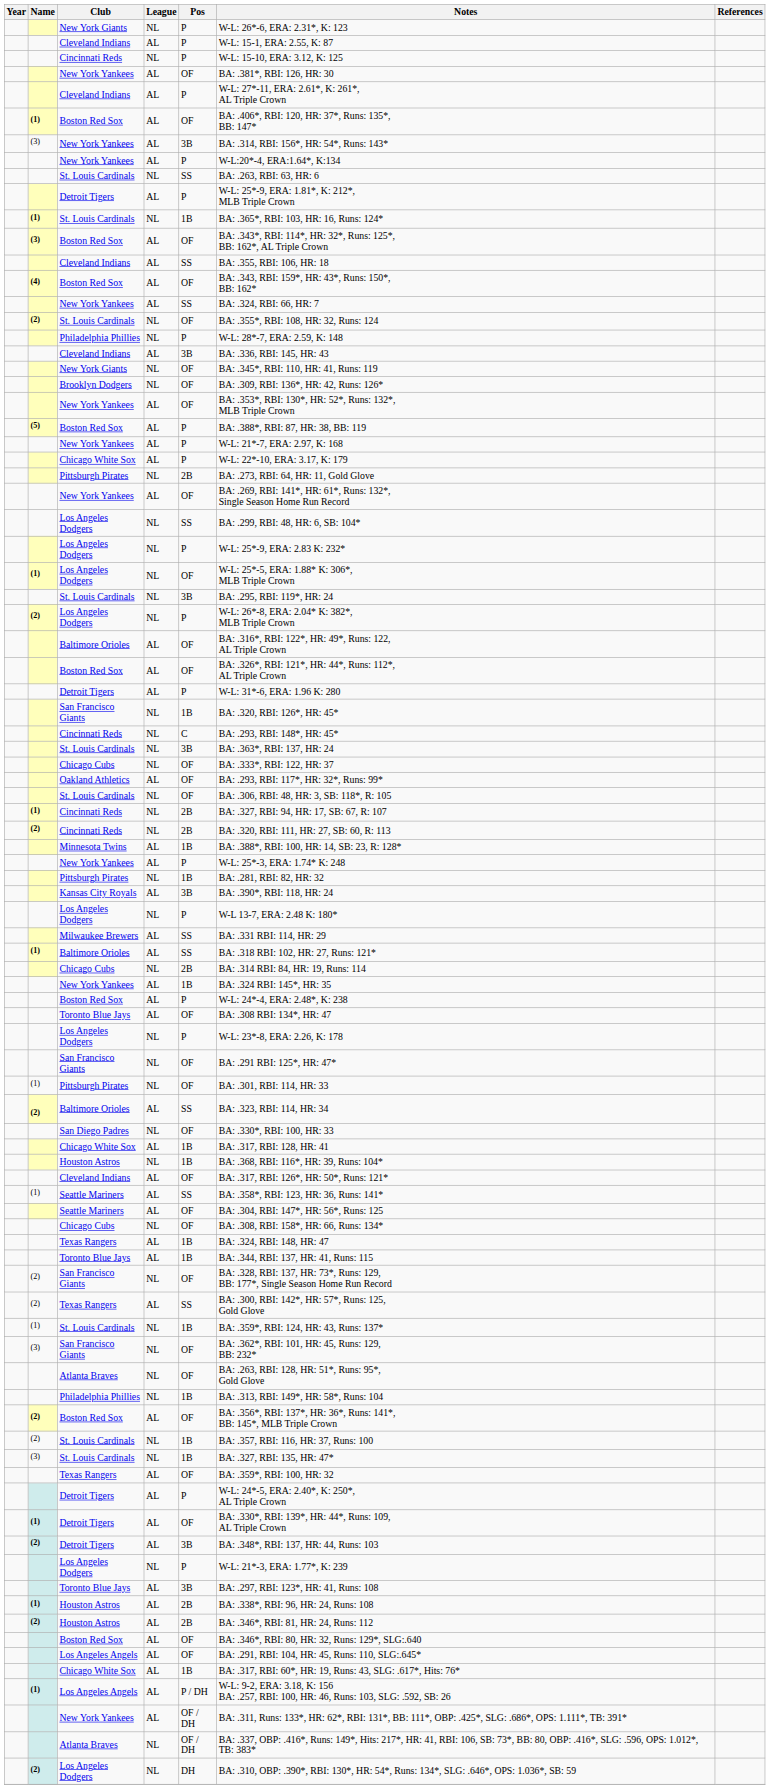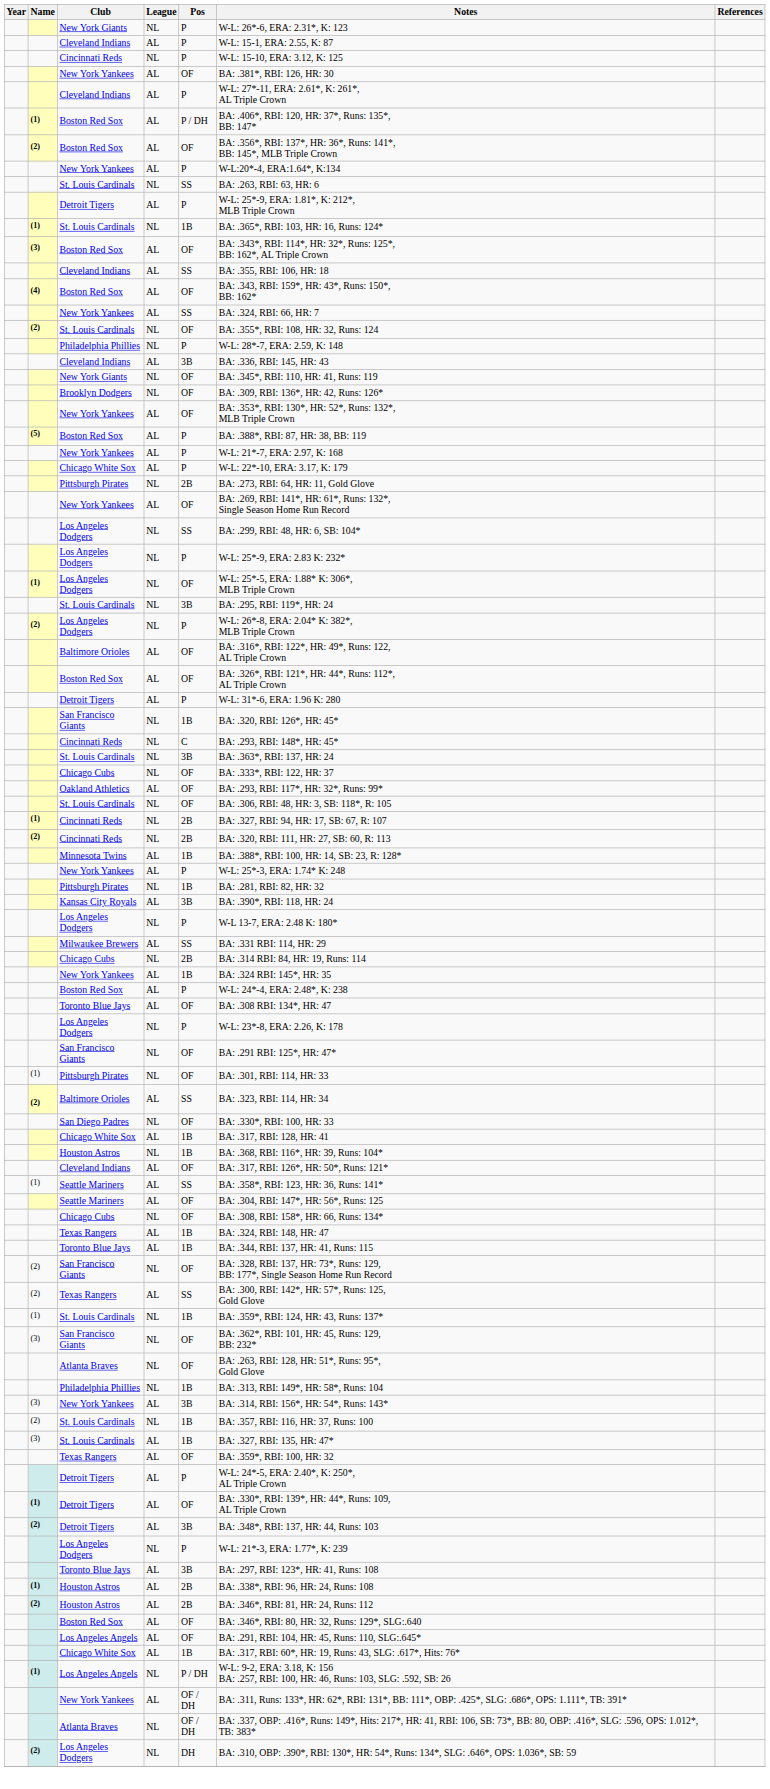(187, 121) OF -> (194, 121) P / DH
rows swapped: (35, 1416) <-> (35, 141)
- row: (35, 950)
(153, 1458) NL -> (153, 1440) AL
(153, 1692) AL -> (153, 1673) NL
